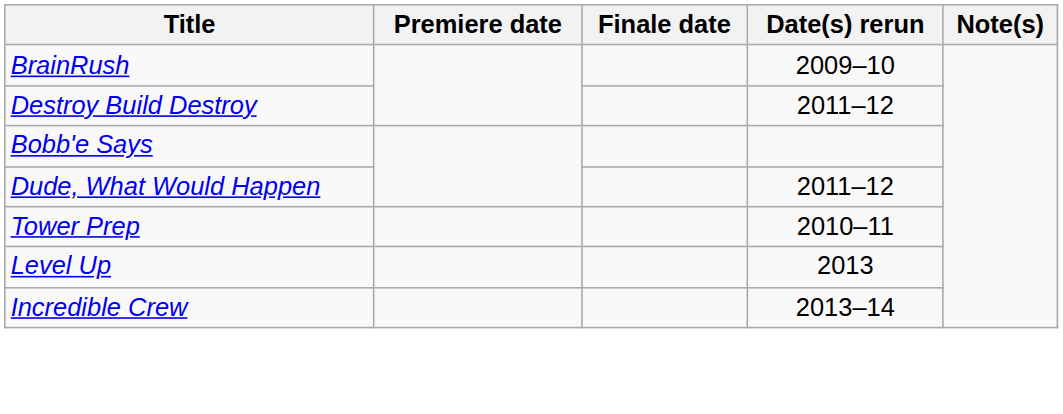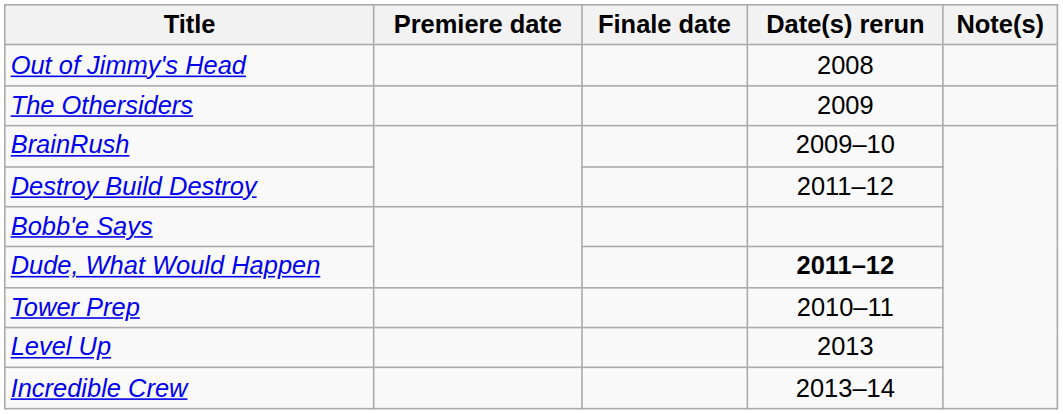+ row: (128, 65)
+ row: (102, 105)
(845, 186) normal -> (845, 266) bold
